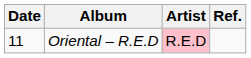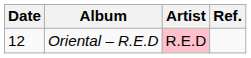(16, 40) 11 -> (16, 40) 12
